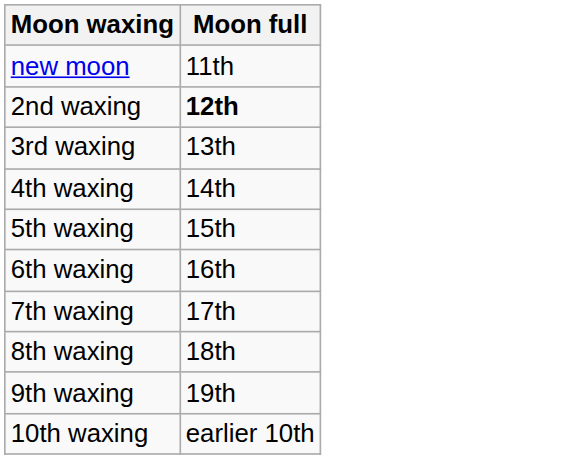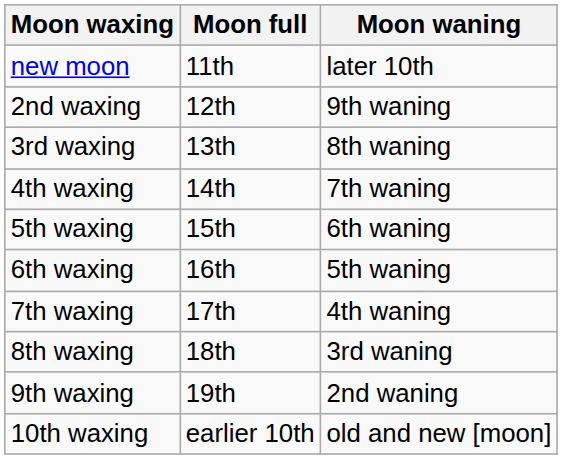+ column: (439, 24)
(212, 106) bold -> (211, 106) normal
